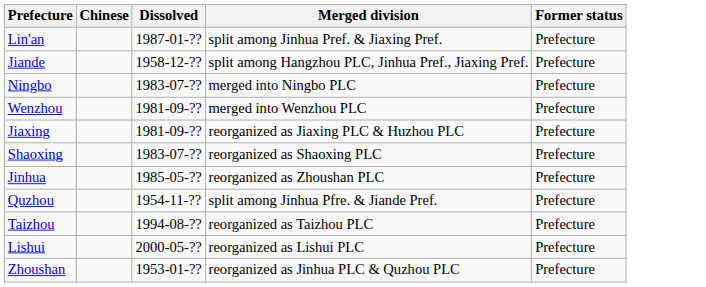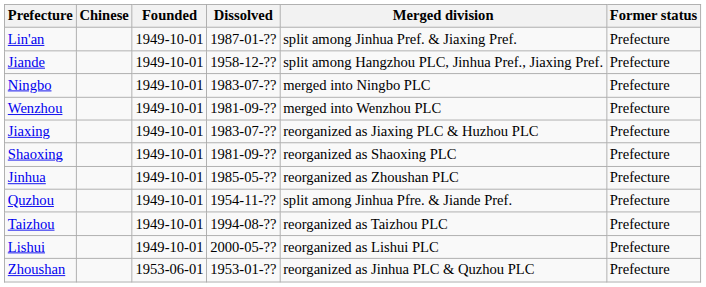+ column: (169, 16)
(169, 131) 1981-09-?? -> (243, 131) 1983-07-??
(169, 154) 1983-07-?? -> (243, 154) 1981-09-??
